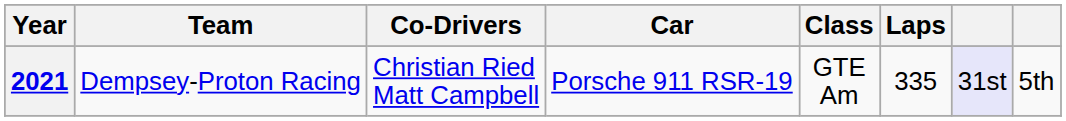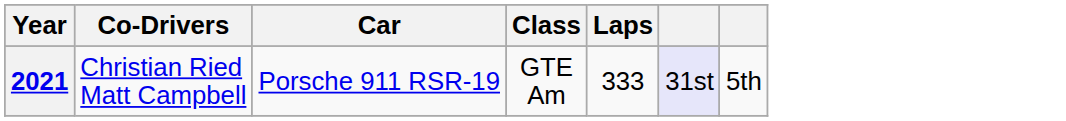- column: (221, 26)
(916, 81) 335 -> (623, 81) 333
